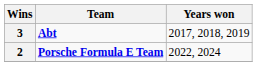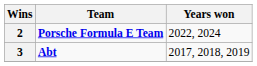rows swapped: (20, 33) <-> (20, 52)
